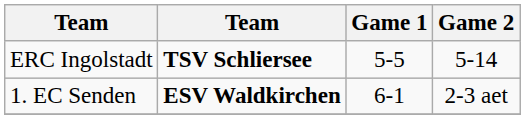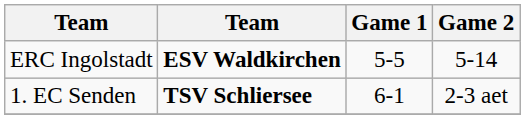(238, 59) TSV Schliersee -> (252, 59) ESV Waldkirchen
(252, 95) ESV Waldkirchen -> (238, 95) TSV Schliersee
